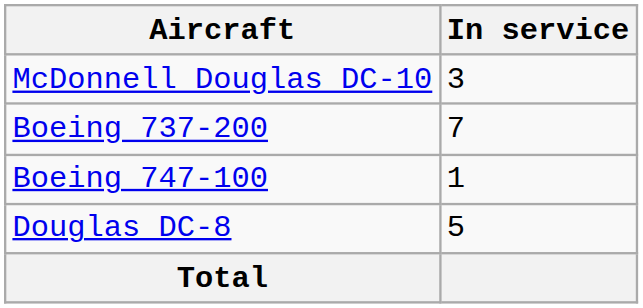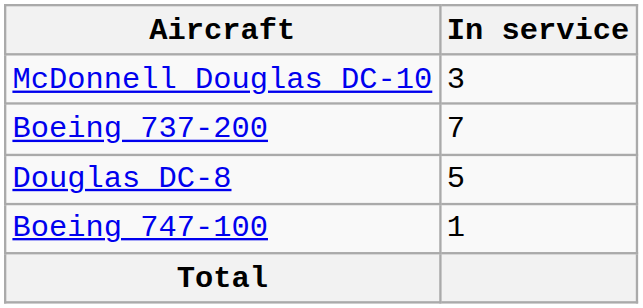rows swapped: (140, 179) <-> (122, 228)
